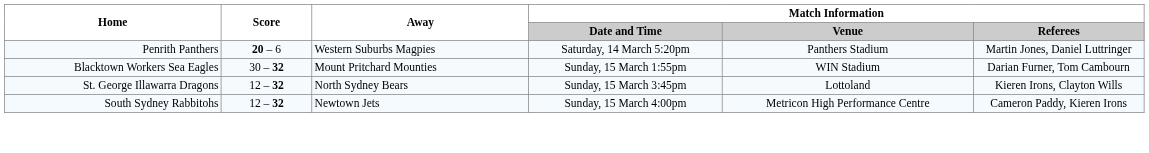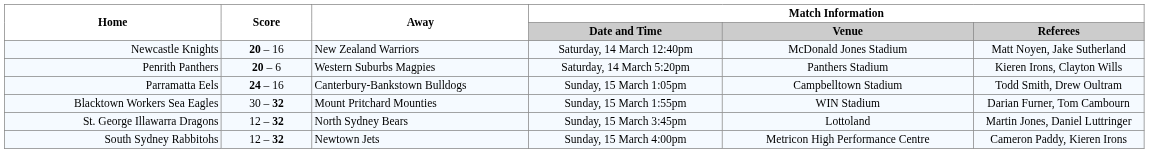+ row: (175, 49)
(1059, 49) Martin Jones, Daniel Luttringer -> (1059, 67) Kieren Irons, Clayton Wills
+ row: (182, 85)
(1059, 85) Kieren Irons, Clayton Wills -> (1059, 121) Martin Jones, Daniel Luttringer
